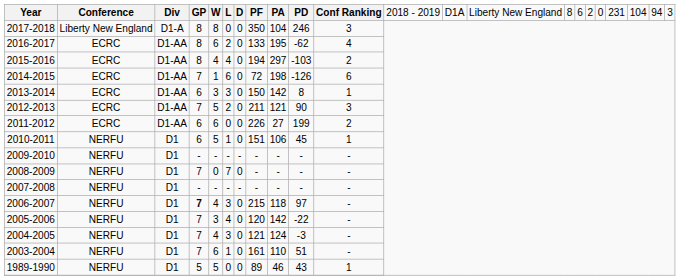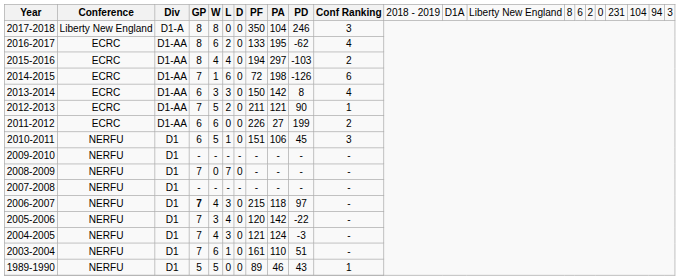(349, 92) 1 -> (349, 92) 4
(349, 108) 3 -> (349, 108) 1
(349, 140) 1 -> (349, 140) 3
